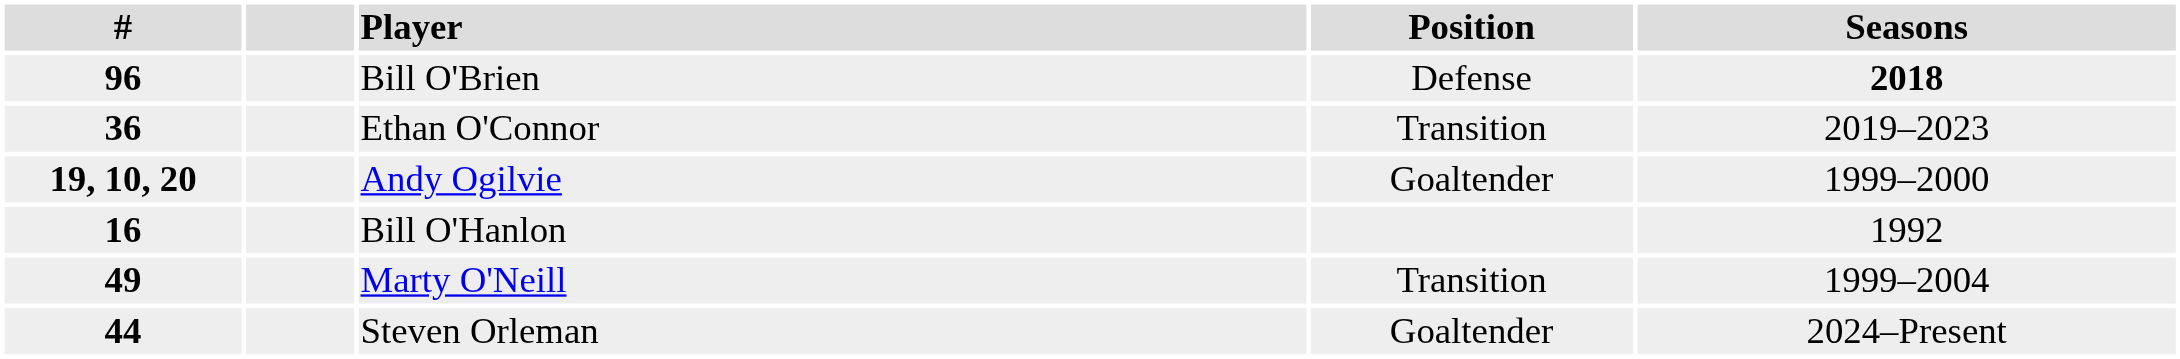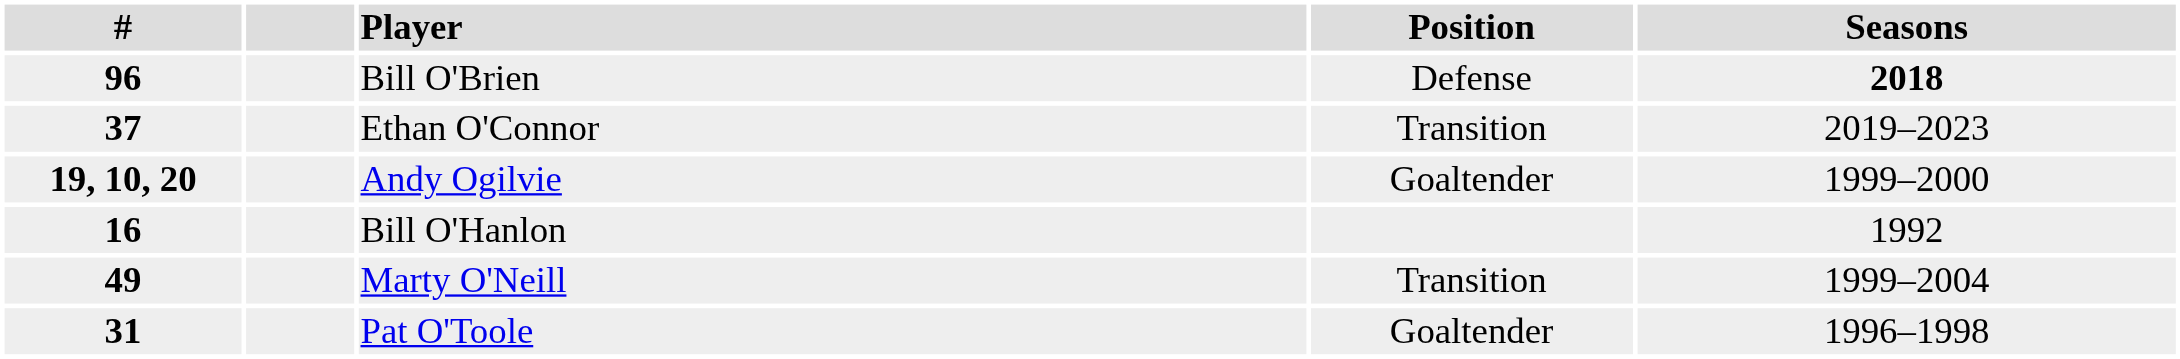(123, 128) 36 -> (123, 128) 37
- row: (480, 330)
+ row: (447, 330)
